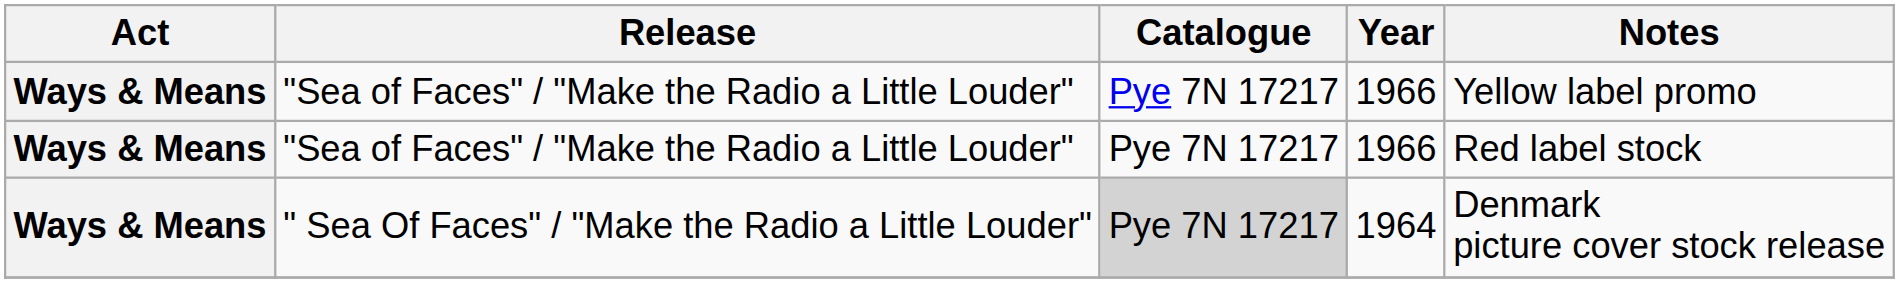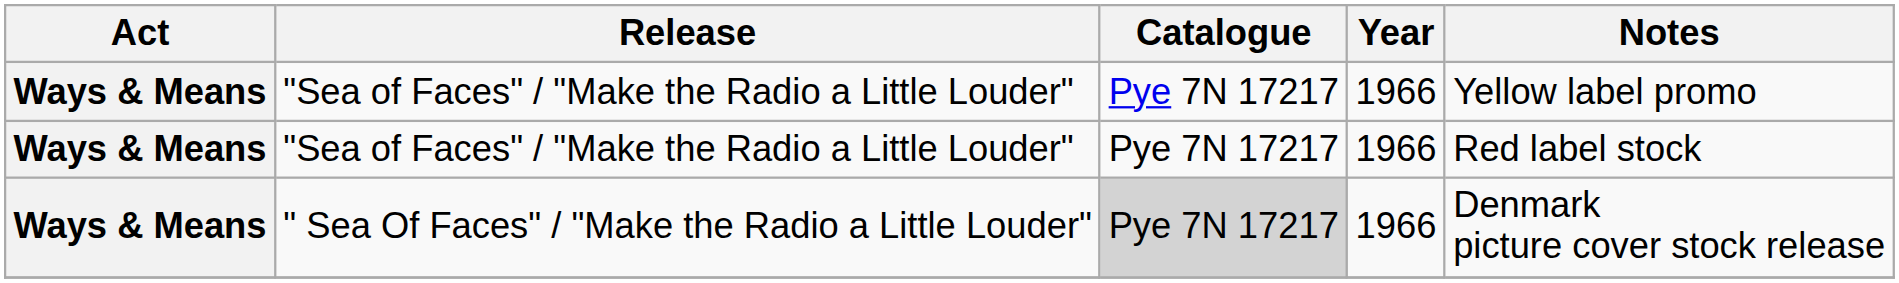(1396, 226) 1964 -> (1396, 226) 1966
